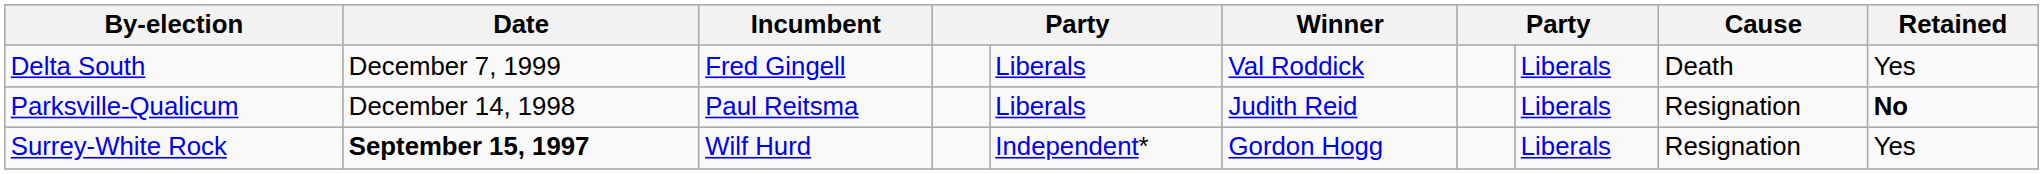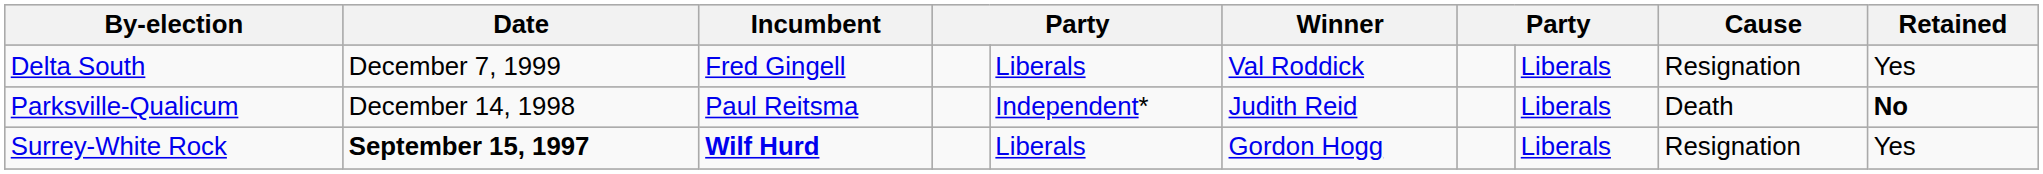(1699, 65) Death -> (1733, 65) Resignation
(1040, 106) Liberals -> (1072, 106) Independent*
(1733, 106) Resignation -> (1699, 106) Death
(758, 147) normal -> (762, 147) bold
(1072, 147) Independent* -> (1040, 147) Liberals
